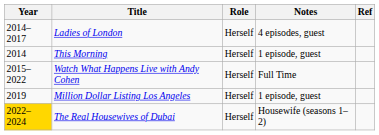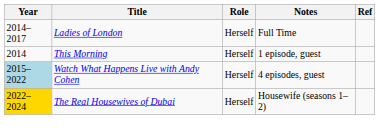(291, 33) 4 episodes, guest -> (277, 33) Full Time
(19, 75) no background -> (19, 75) lightblue background
(277, 75) Full Time -> (291, 75) 4 episodes, guest
- row: (122, 96)
